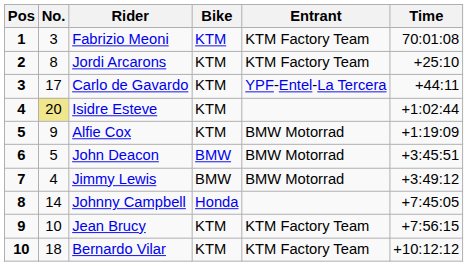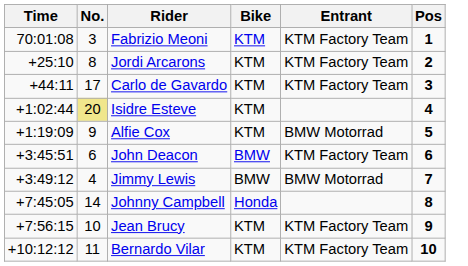columns swapped: (21, 16) <-> (426, 16)
(316, 86) YPF-Entel-La Tercera -> (346, 86) KTM Factory Team
(53, 156) 5 -> (92, 156) 6
(295, 156) BMW Motorrad -> (346, 156) KTM Factory Team
(53, 249) 18 -> (92, 249) 11
